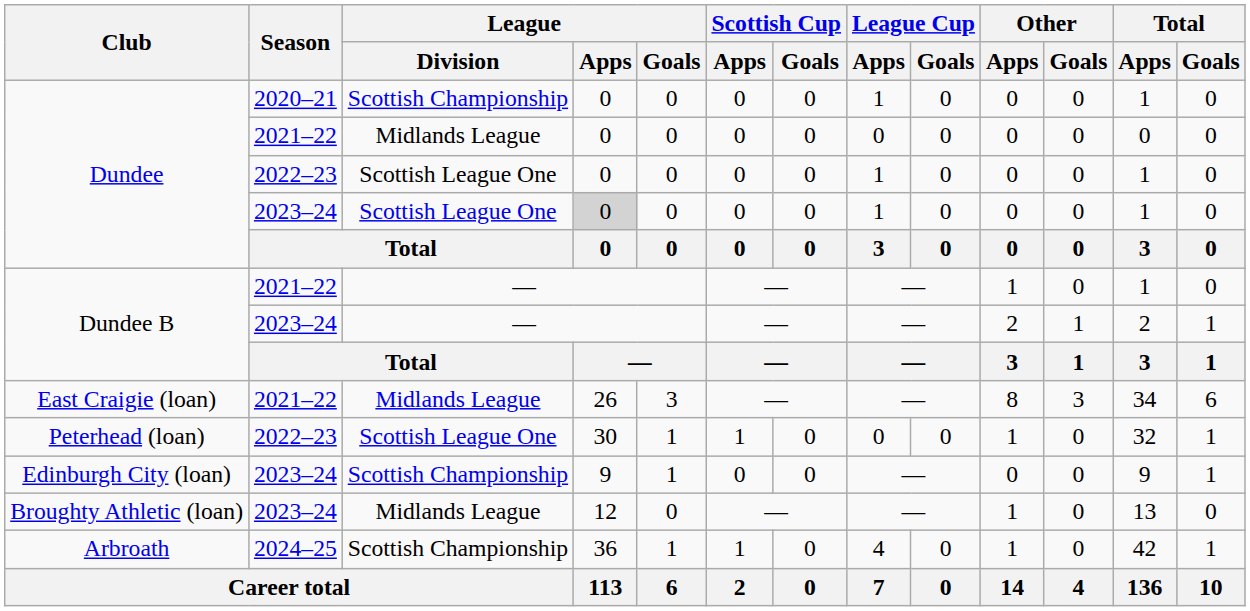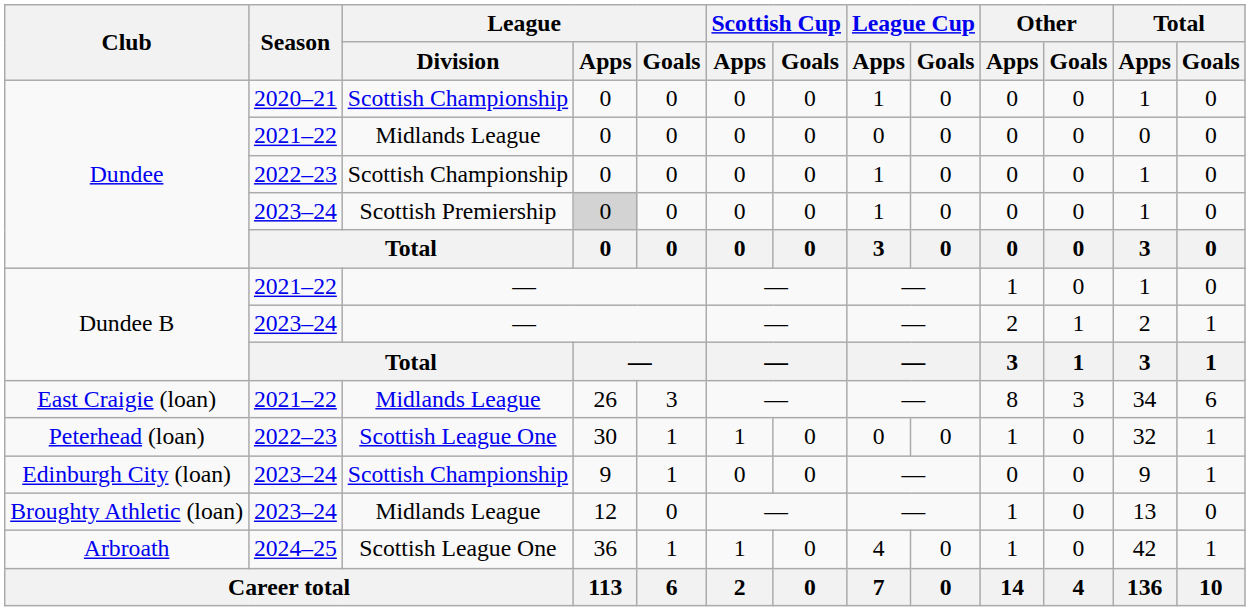(458, 173) Scottish League One -> (458, 173) Scottish Championship
(458, 211) Scottish League One -> (458, 211) Scottish Premiership
(458, 549) Scottish Championship -> (458, 549) Scottish League One
